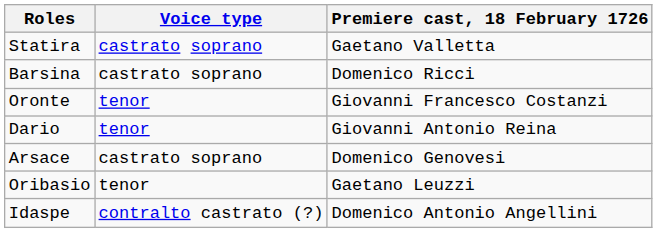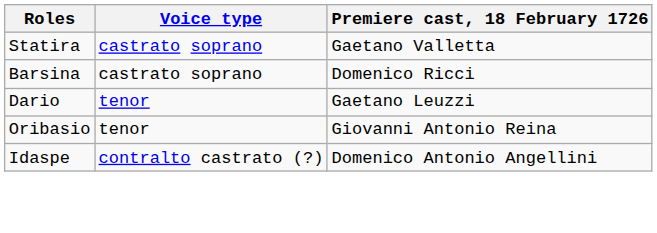- row: (39, 102)
(444, 130) Giovanni Antonio Reina -> (403, 102) Gaetano Leuzzi
- row: (39, 157)
(403, 185) Gaetano Leuzzi -> (444, 130) Giovanni Antonio Reina
